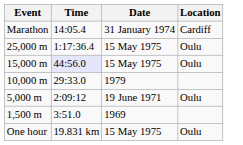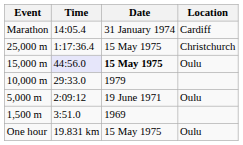(191, 47) Oulu -> (208, 47) Christchurch
(133, 64) normal -> (133, 64) bold
